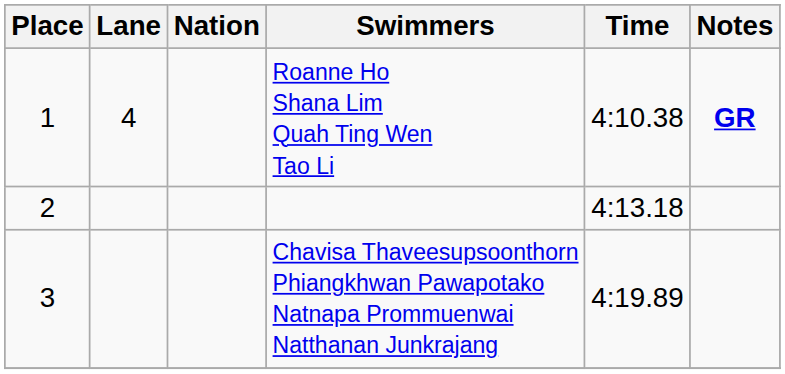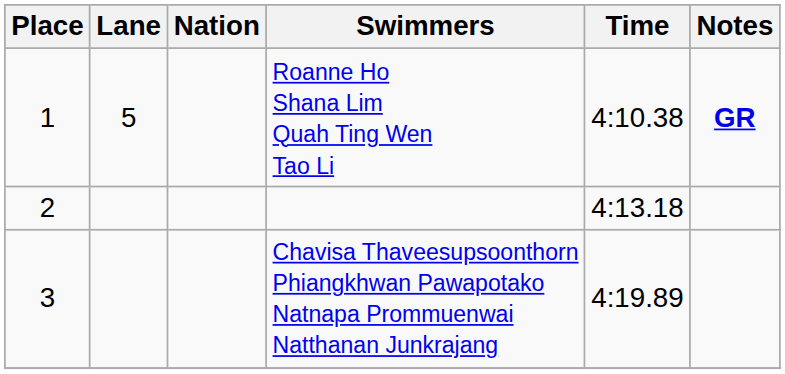(129, 117) 4 -> (129, 117) 5
